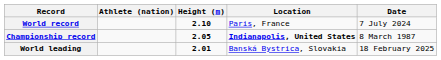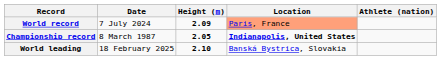columns swapped: (137, 11) <-> (397, 11)
(201, 23) 2.10 -> (201, 23) 2.09
(259, 23) no background -> (259, 23) lightsalmon background
(201, 49) 2.01 -> (201, 49) 2.10
